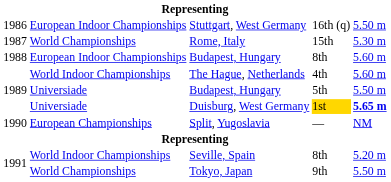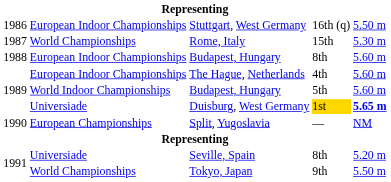(100, 74) World Indoor Championships -> (108, 74) European Indoor Championships
(58, 90) Universiade -> (100, 90) World Indoor Championships
(370, 90) 5.50 m -> (370, 90) 5.60 m
(100, 155) World Indoor Championships -> (58, 155) Universiade
